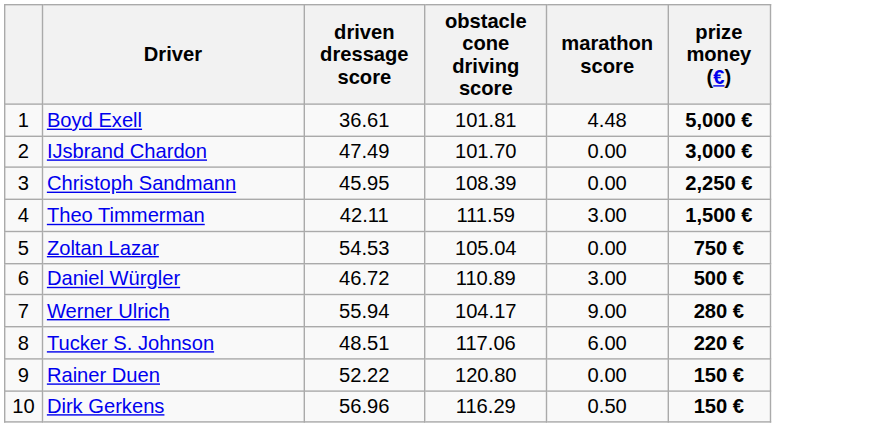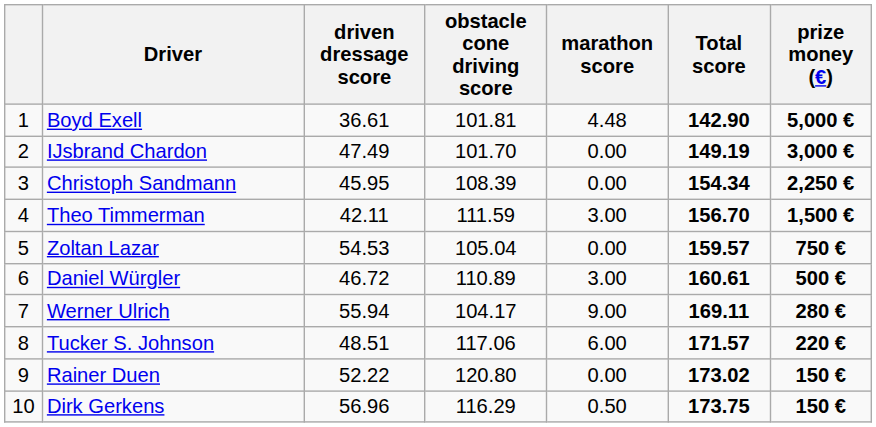+ column: (719, 55)
